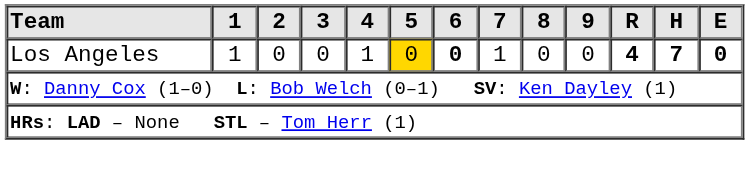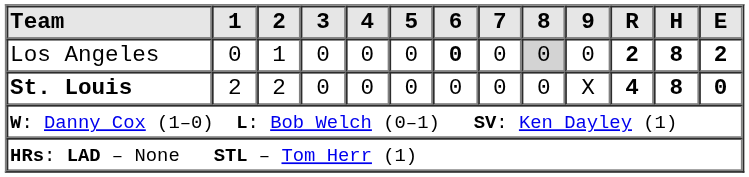(235, 55) 1 -> (235, 55) 0
(279, 55) 0 -> (279, 55) 1
(367, 55) 1 -> (367, 55) 0
(411, 55) gold background -> (411, 55) no background
(500, 55) 1 -> (500, 55) 0
(544, 55) no background -> (544, 55) lightgrey background
(632, 55) 4 -> (632, 55) 2
(676, 55) 7 -> (676, 55) 8
(720, 55) 0 -> (720, 55) 2
+ row: (71, 88)
